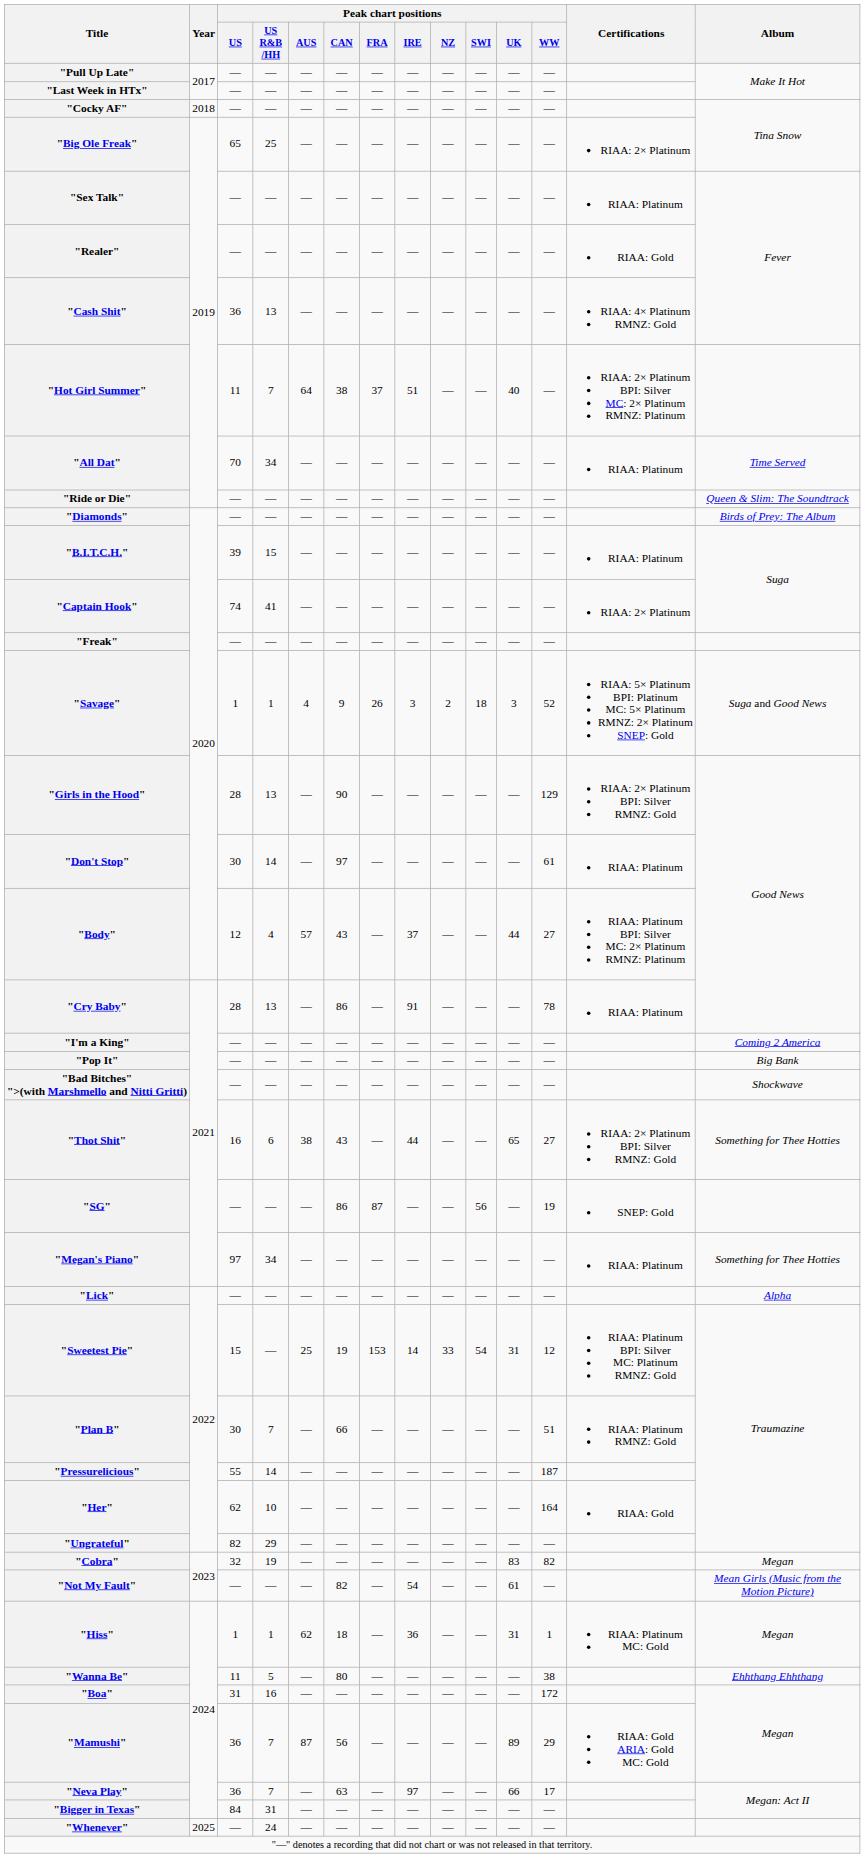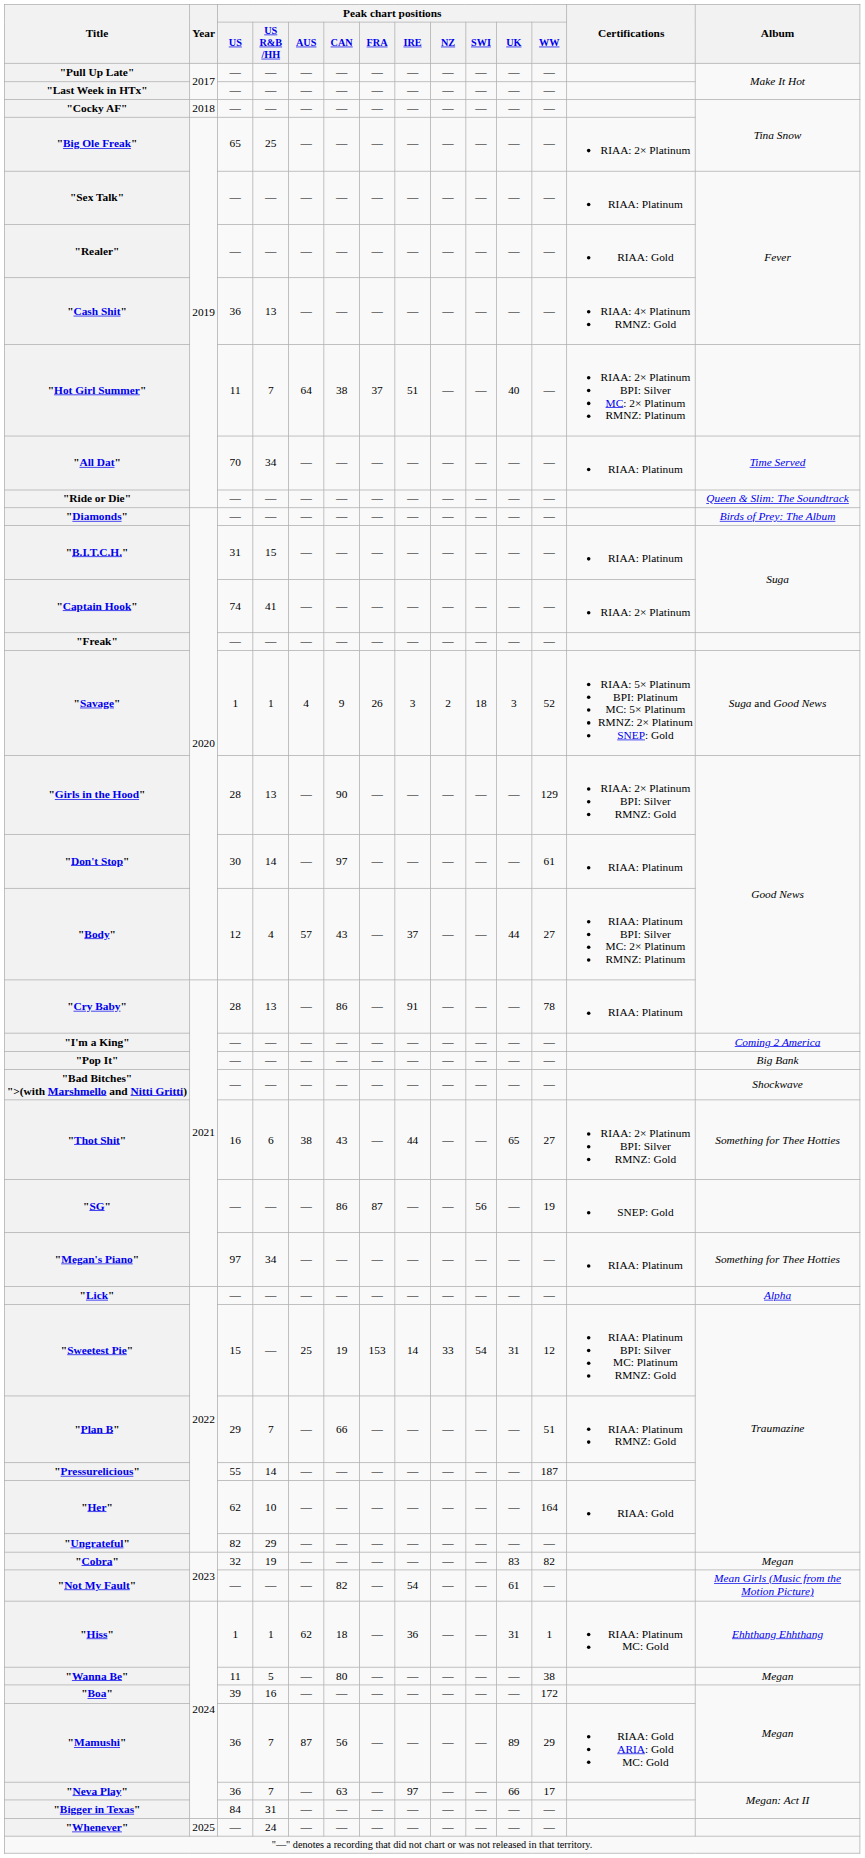(235, 552) 39 -> (235, 552) 31
(235, 1429) 30 -> (235, 1429) 29
(778, 1634) Megan -> (778, 1634) Ehhthang Ehhthang
(778, 1676) Ehhthang Ehhthang -> (778, 1676) Megan
(235, 1694) 31 -> (235, 1694) 39
